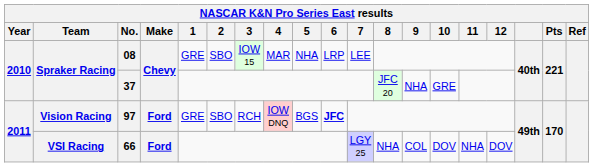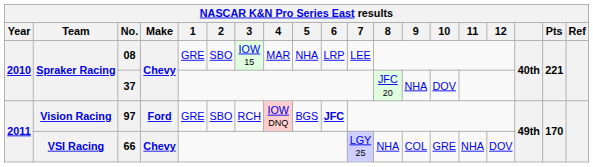(444, 86) GRE -> (444, 86) DOV
(160, 146) Ford -> (160, 146) Chevy
(444, 146) DOV -> (444, 146) GRE
